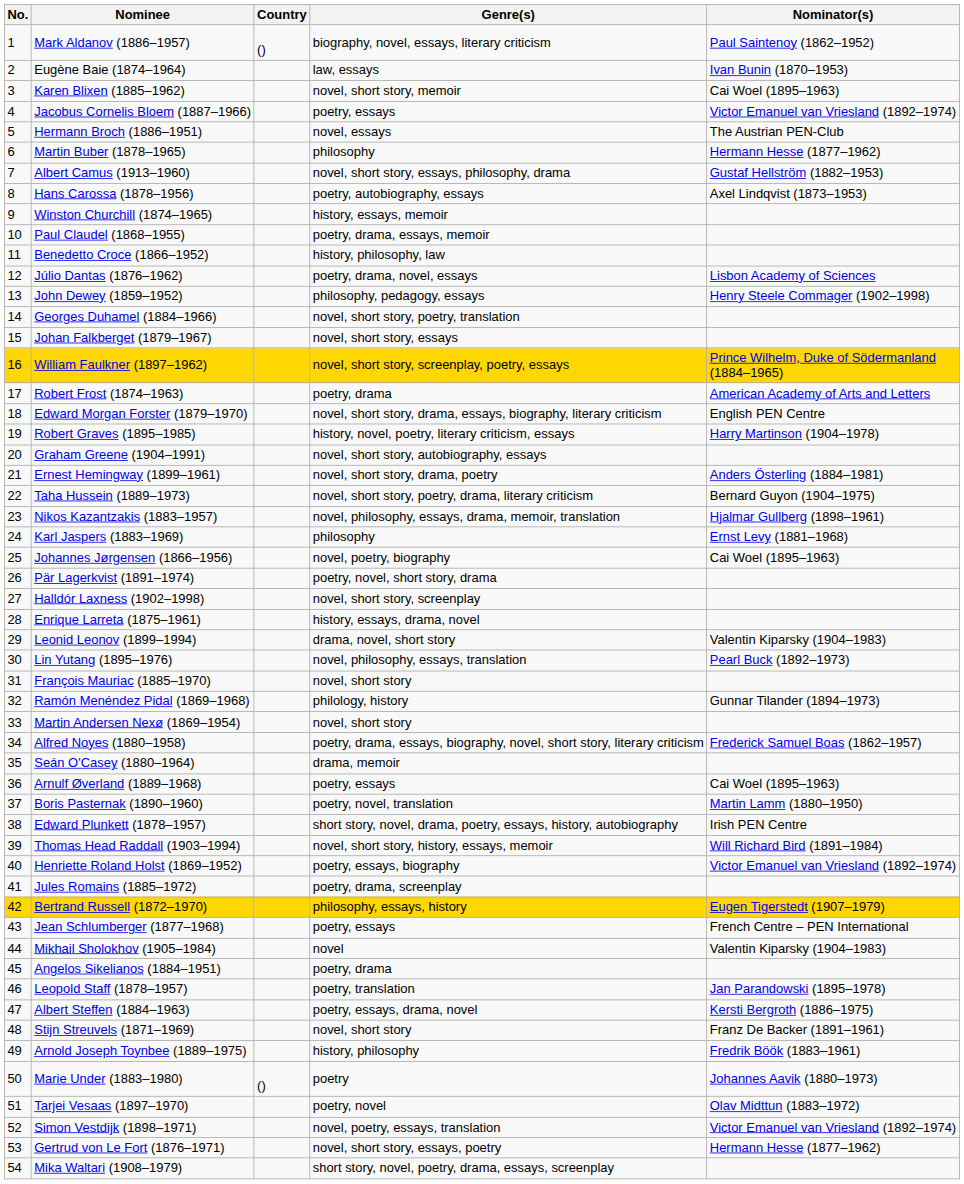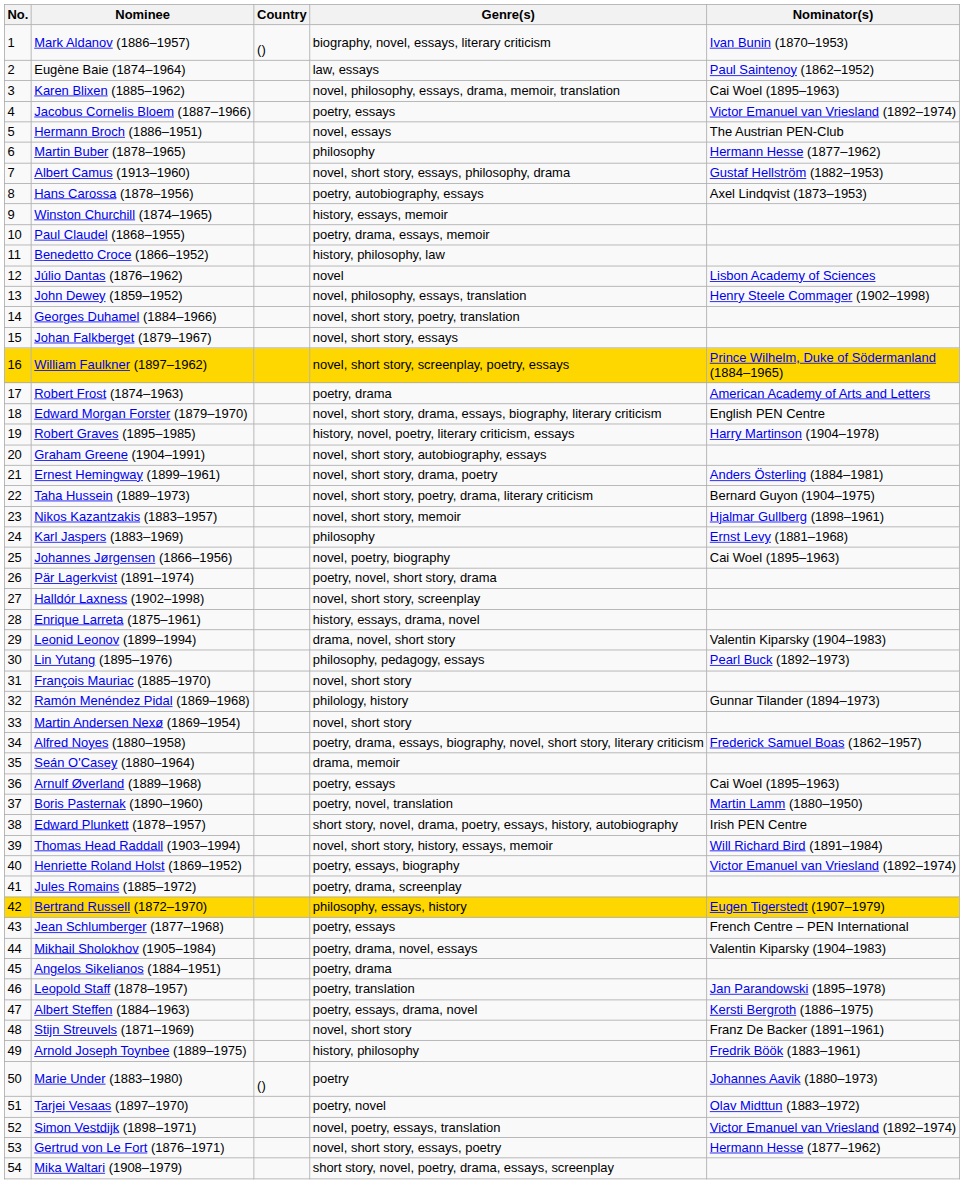(792, 42) Paul Saintenoy (1862–1952) -> (779, 42) Ivan Bunin (1870–1953)
(779, 70) Ivan Bunin (1870–1953) -> (792, 70) Paul Saintenoy (1862–1952)
(387, 91) novel, short story, memoir -> (466, 91) novel, philosophy, essays, drama, memoir, translation
(395, 276) poetry, drama, novel, essays -> (328, 276) novel
(399, 296) philosophy, pedagogy, essays -> (420, 296) novel, philosophy, essays, translation
(466, 516) novel, philosophy, essays, drama, memoir, translation -> (387, 516) novel, short story, memoir
(420, 660) novel, philosophy, essays, translation -> (399, 660) philosophy, pedagogy, essays
(328, 948) novel -> (395, 948) poetry, drama, novel, essays
